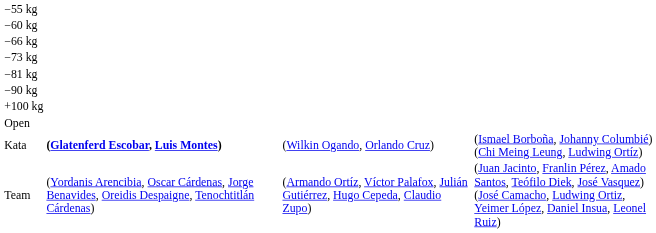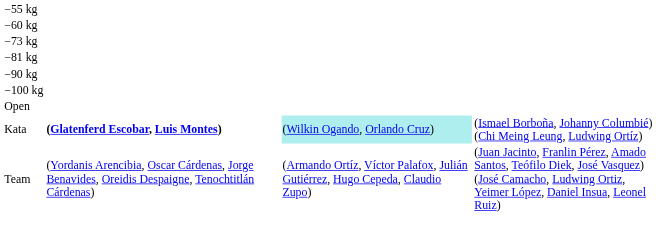- row: (21, 41)
+ row: (24, 90)
- row: (24, 106)
(358, 145) no background -> (358, 129) paleturquoise background
